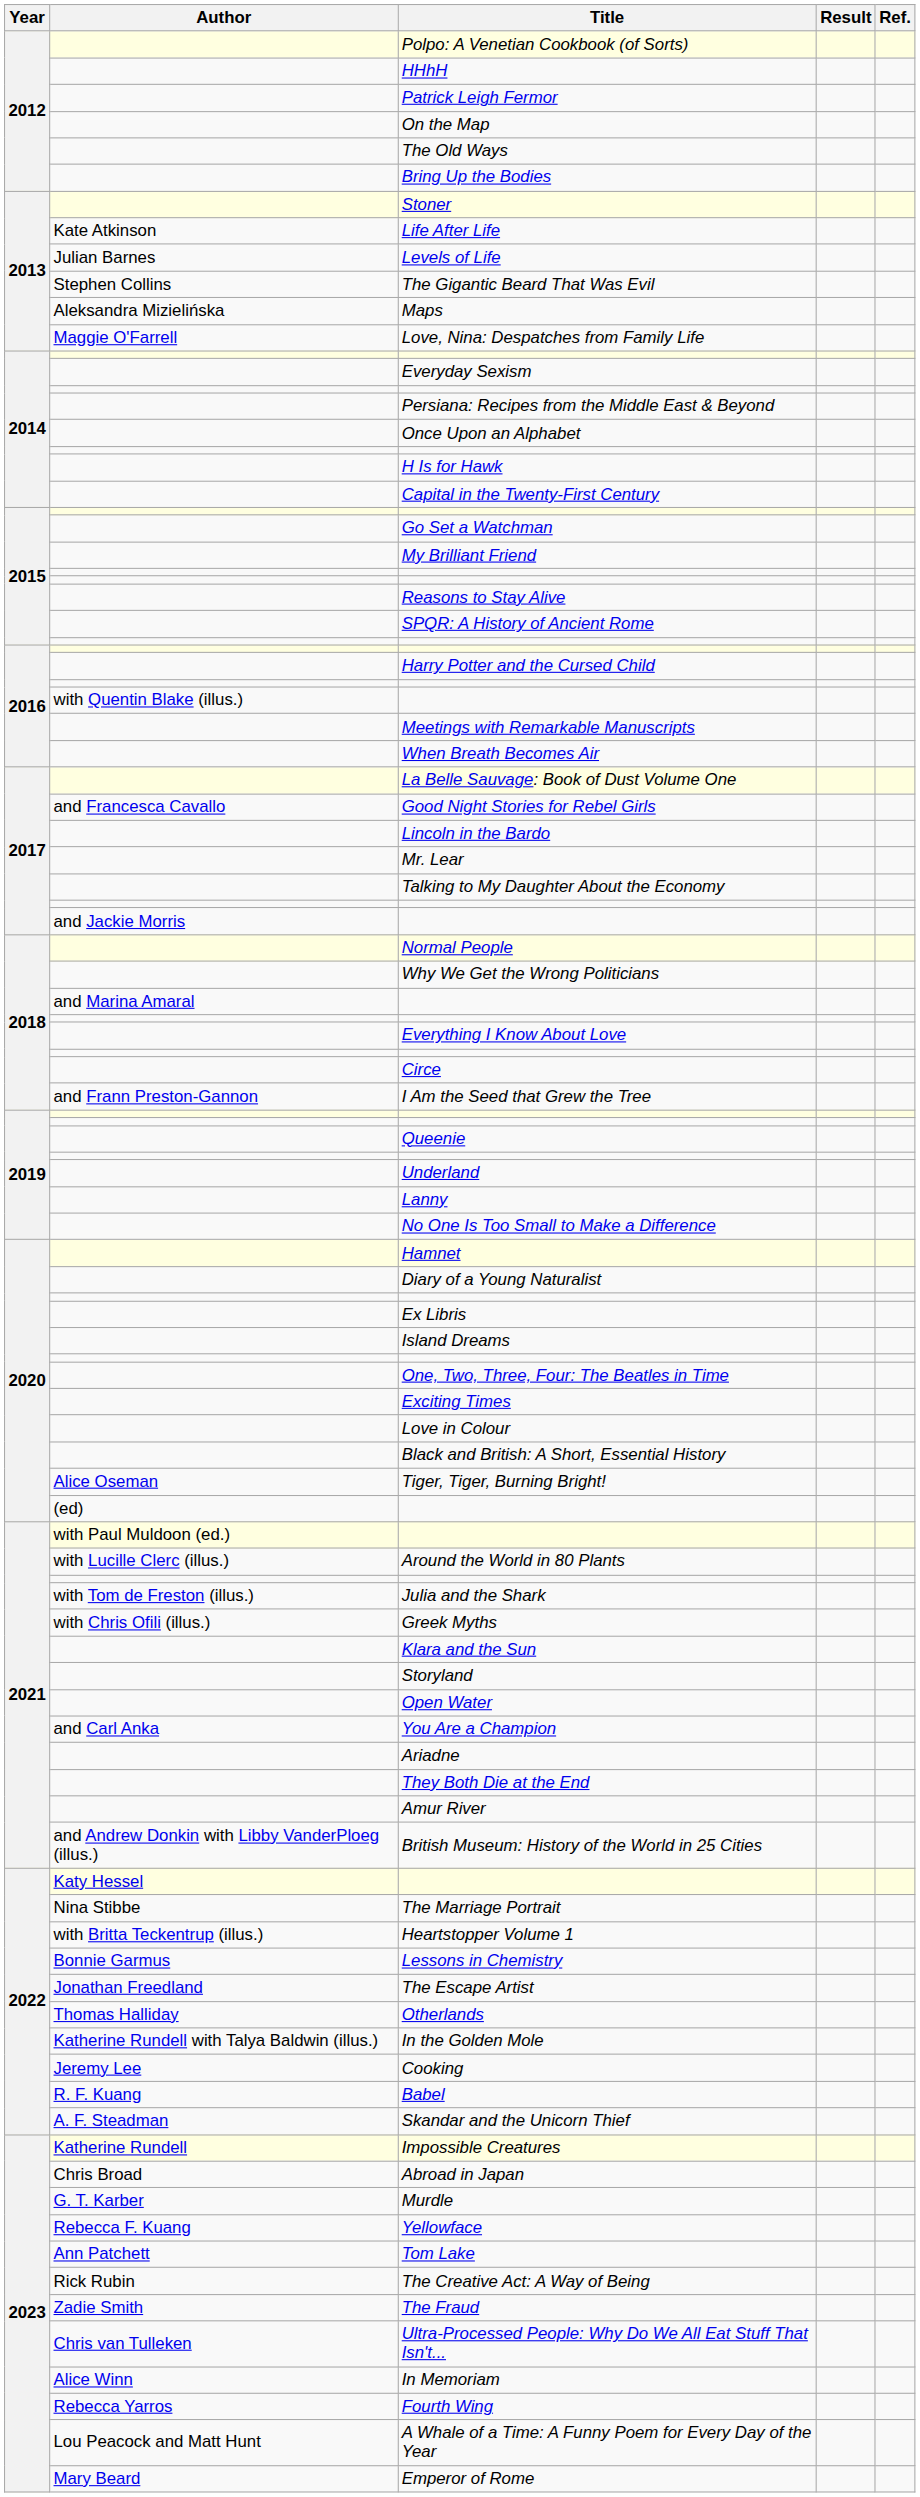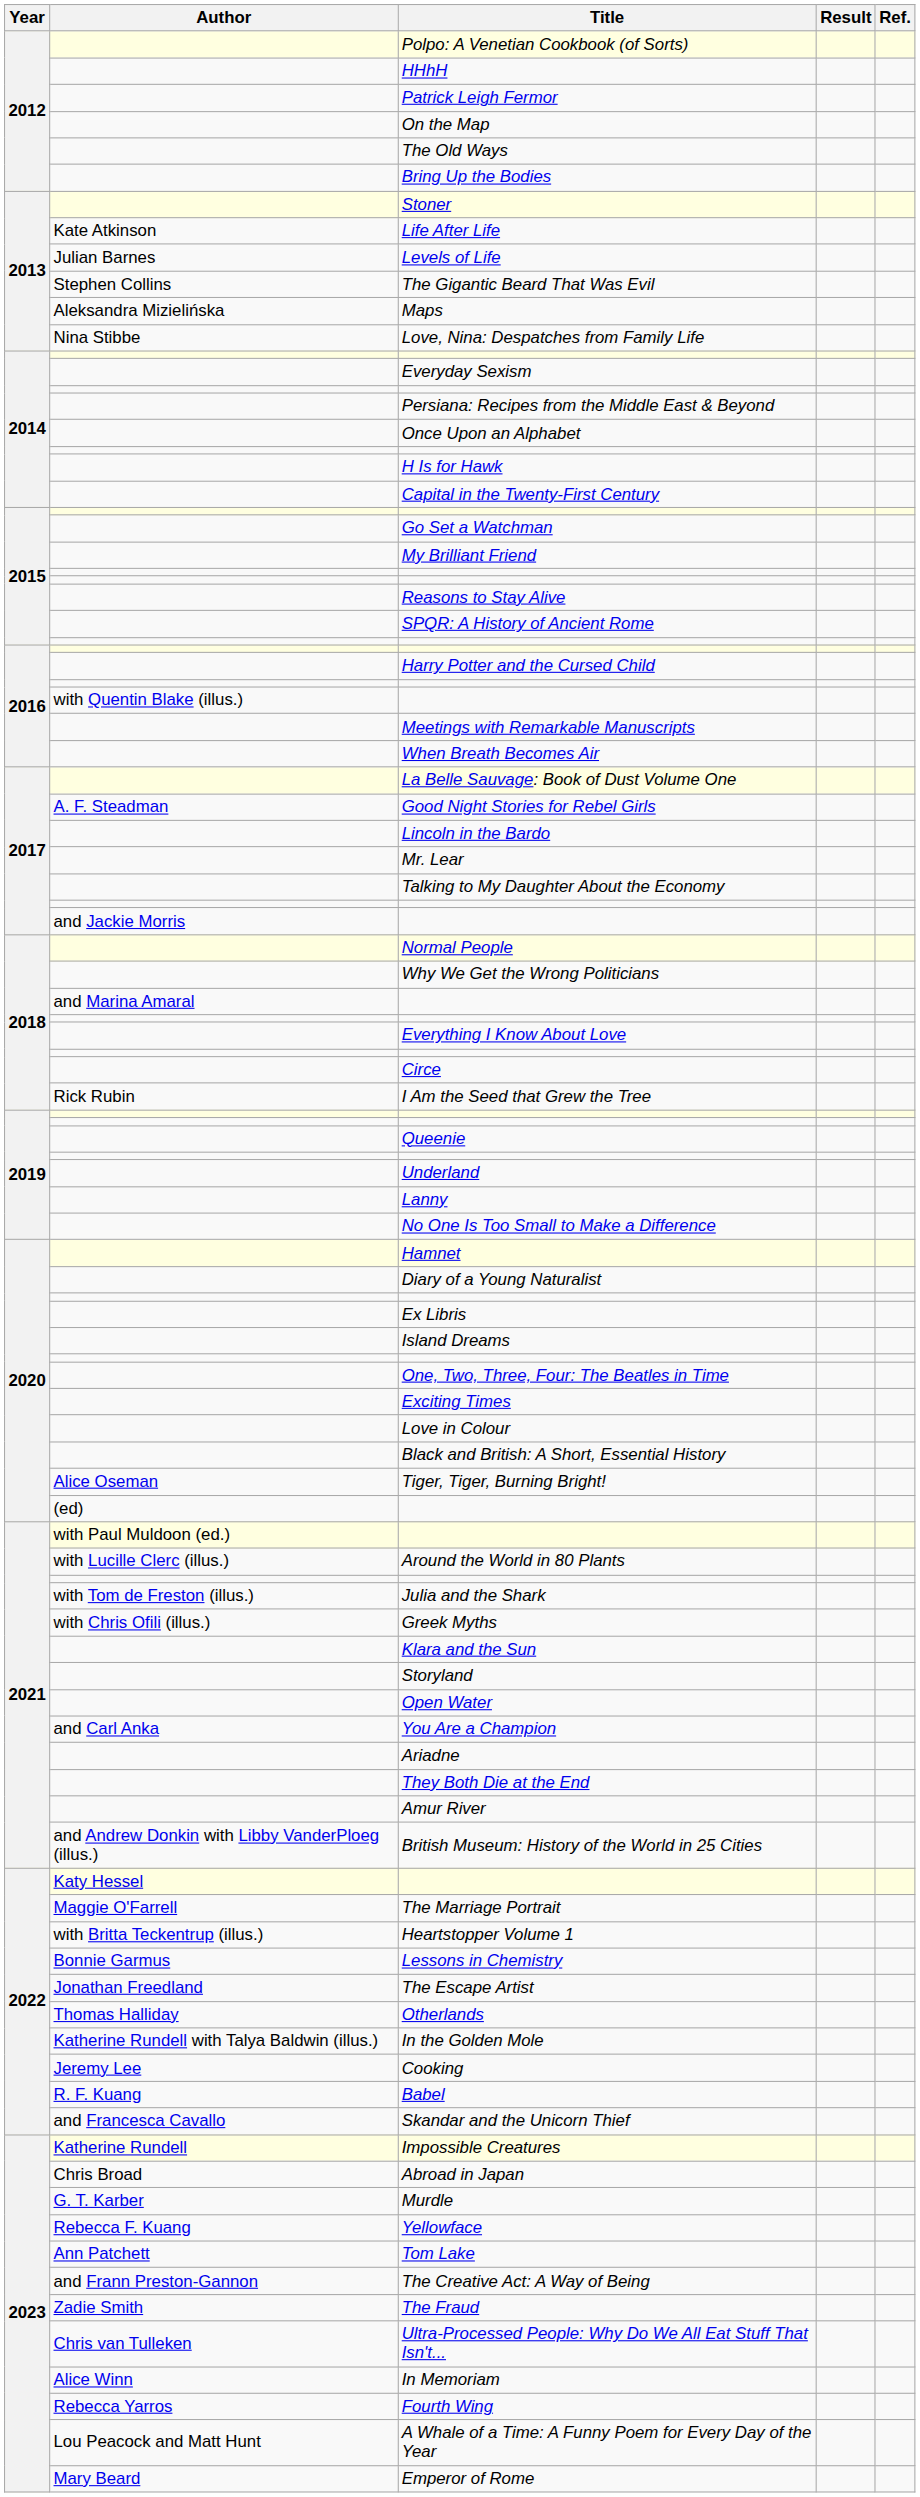(115, 337) Maggie O'Farrell -> (97, 337) Nina Stibbe
(139, 806) and Francesca Cavallo -> (111, 806) A. F. Steadman
(156, 1096) and Frann Preston-Gannon -> (94, 1096) Rick Rubin
(97, 1907) Nina Stibbe -> (115, 1907) Maggie O'Farrell
(111, 2121) A. F. Steadman -> (139, 2121) and Francesca Cavallo
(94, 2280) Rick Rubin -> (156, 2280) and Frann Preston-Gannon
